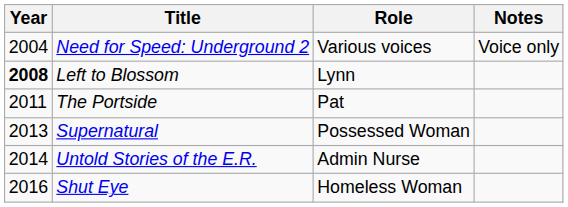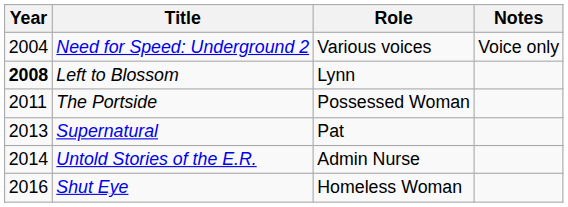(331, 103) Pat -> (394, 103) Possessed Woman
(394, 131) Possessed Woman -> (331, 131) Pat
